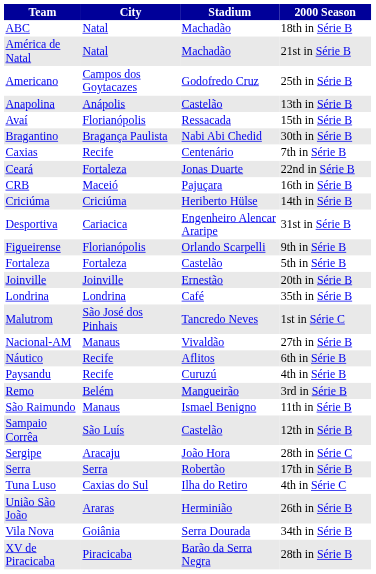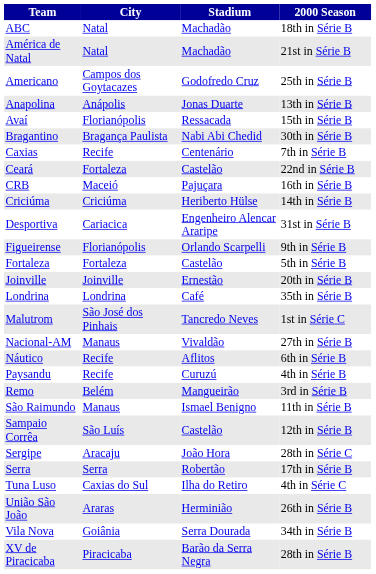(202, 104) Castelão -> (212, 104) Jonas Duarte
(212, 169) Jonas Duarte -> (202, 169) Castelão
